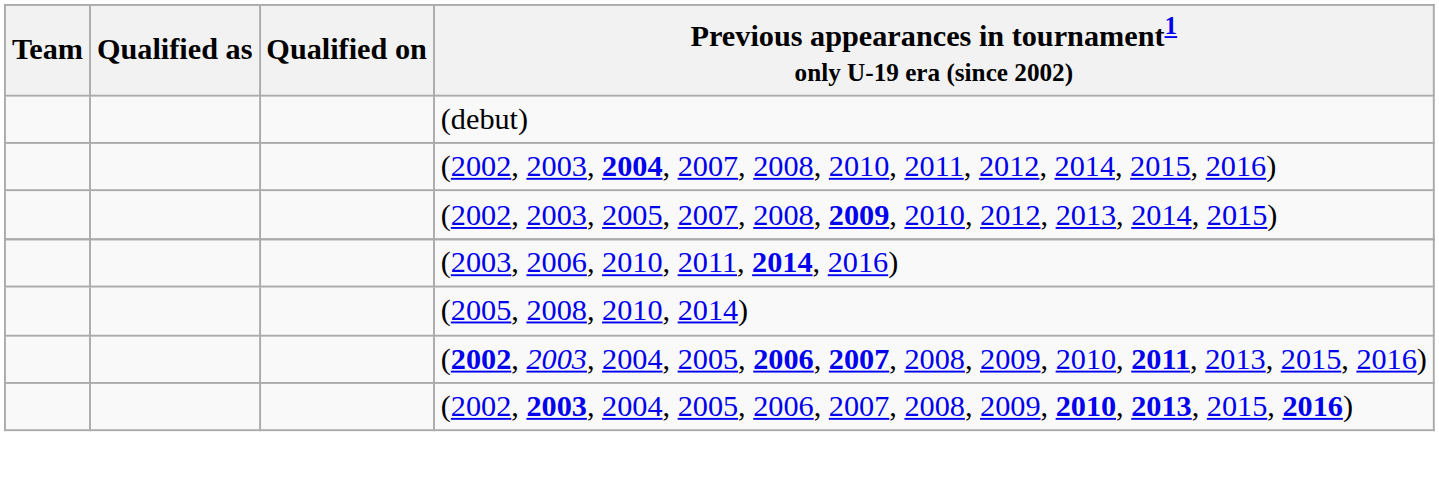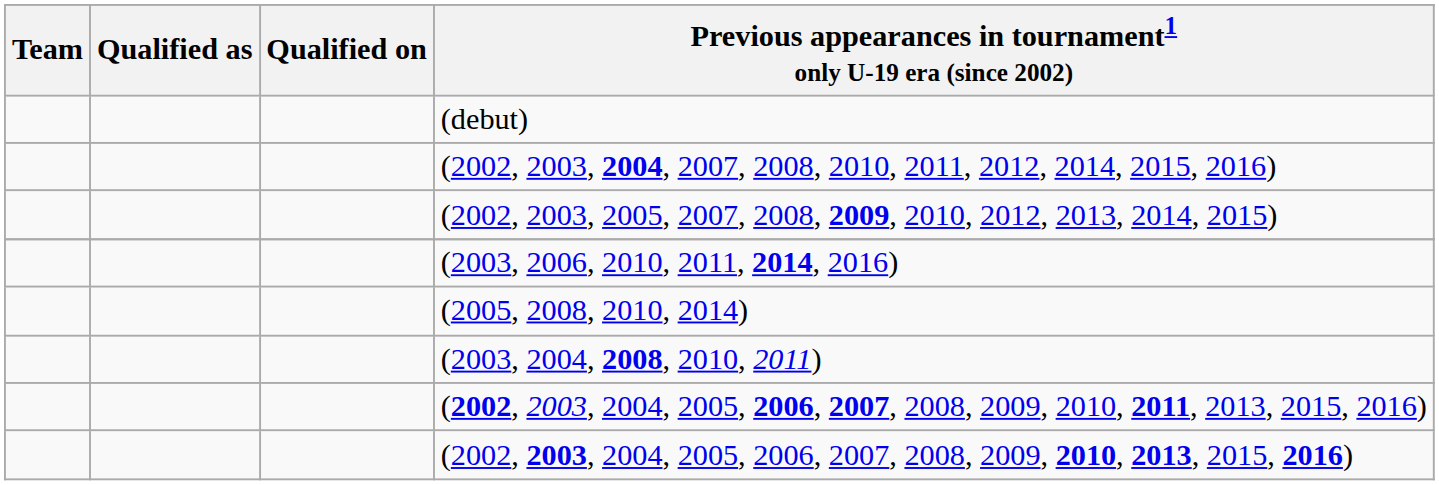+ row: (631, 358)
